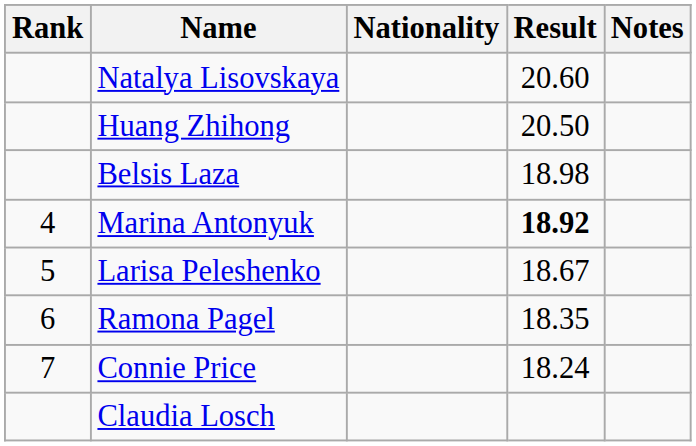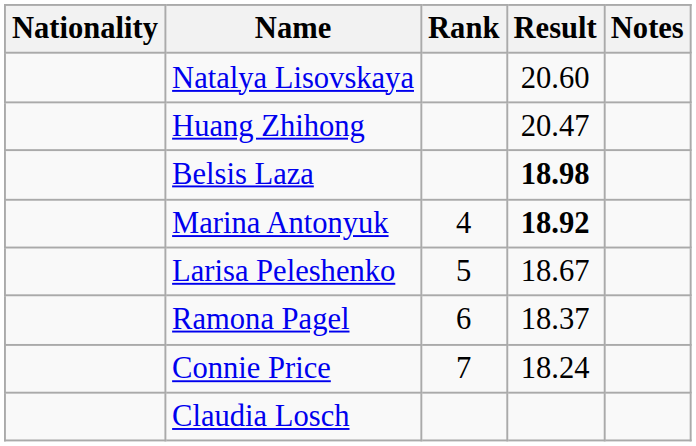columns swapped: (48, 28) <-> (426, 28)
(555, 125) 20.50 -> (555, 125) 20.47
(555, 174) normal -> (555, 174) bold
(555, 319) 18.35 -> (555, 319) 18.37
